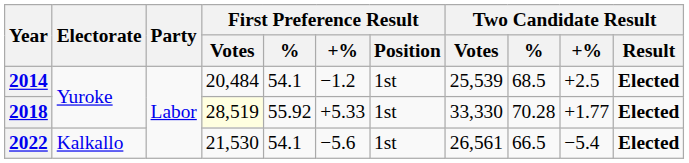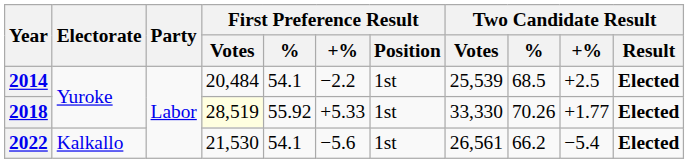(338, 81) −1.2 -> (338, 81) −2.2
(534, 111) 70.28 -> (534, 111) 70.26
(529, 142) 66.5 -> (529, 142) 66.2
